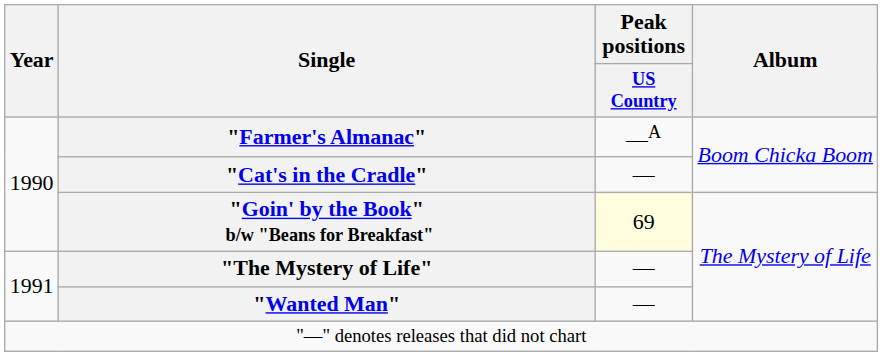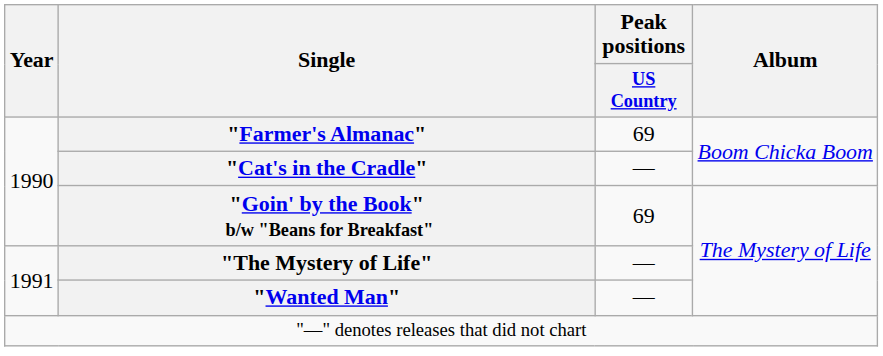(644, 136) —A -> (644, 133) 69
(644, 221) lightyellow background -> (644, 215) no background
